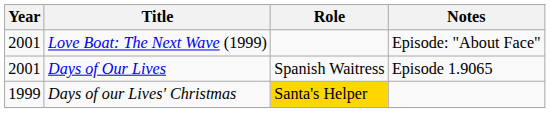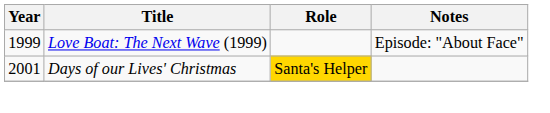(24, 42) 2001 -> (24, 42) 1999
- row: (107, 68)
(24, 94) 1999 -> (24, 68) 2001
